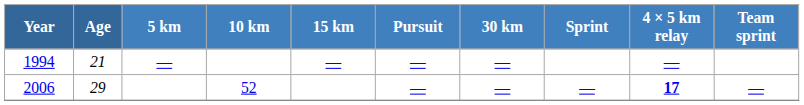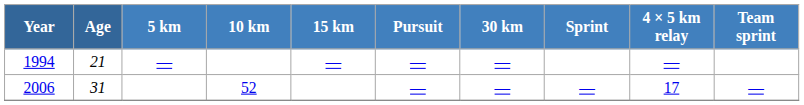(98, 87) 29 -> (98, 87) 31
(671, 87) bold -> (671, 87) normal
